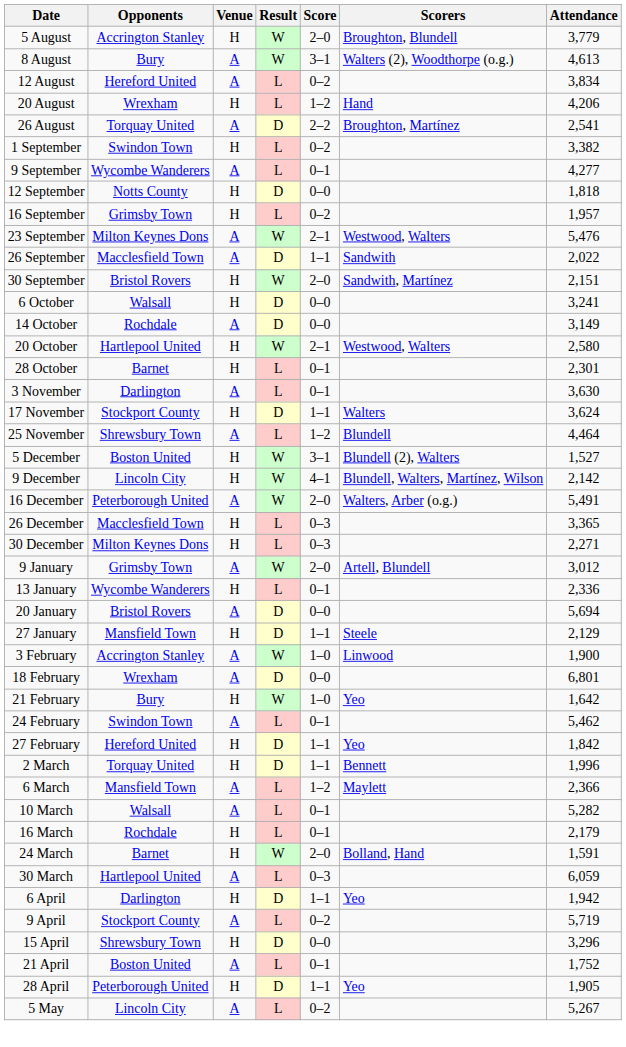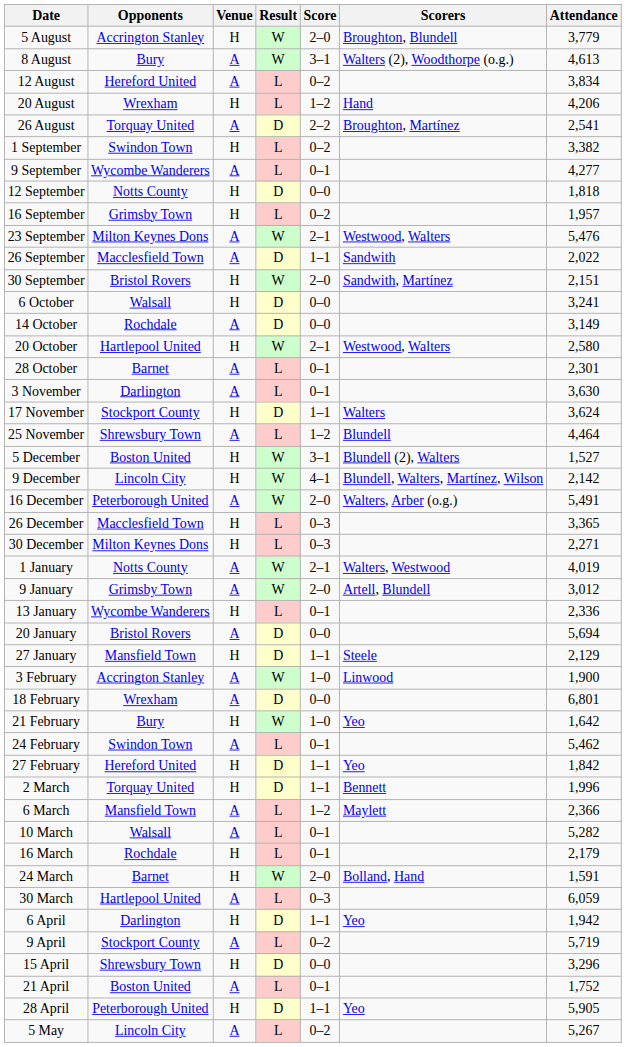(234, 368) H -> (234, 368) A
+ row: (46, 567)
(584, 986) 1,905 -> (584, 1008) 5,905
